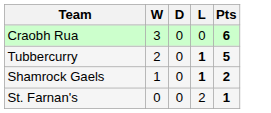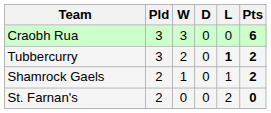+ column: (159, 14)
(226, 56) 5 -> (253, 56) 2
(202, 77) bold -> (228, 77) normal
(226, 98) 1 -> (253, 98) 0
